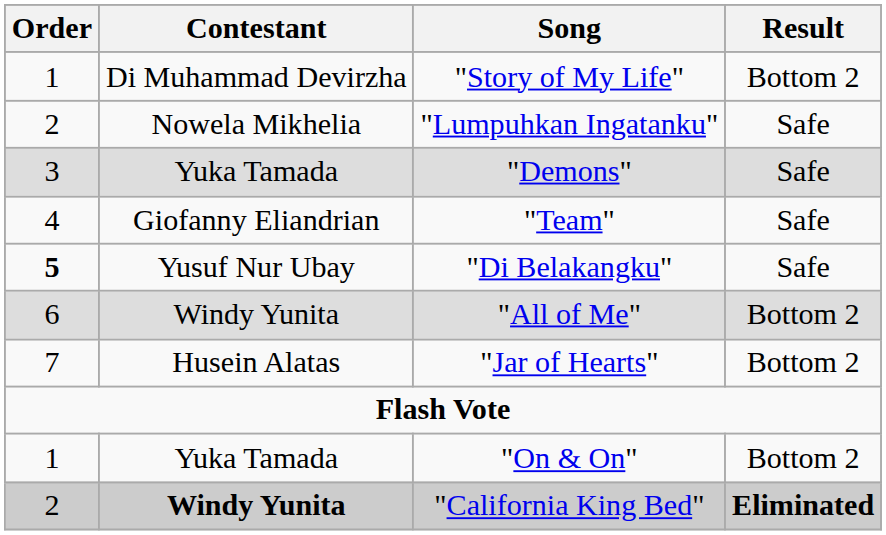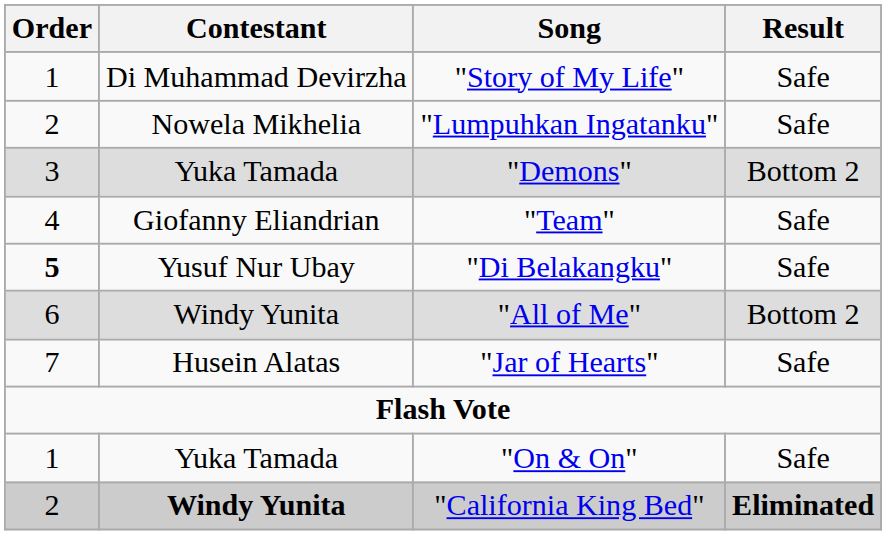(803, 76) Bottom 2 -> (803, 76) Safe
(803, 171) Safe -> (803, 171) Bottom 2
(803, 362) Bottom 2 -> (803, 362) Safe
(803, 457) Bottom 2 -> (803, 457) Safe
